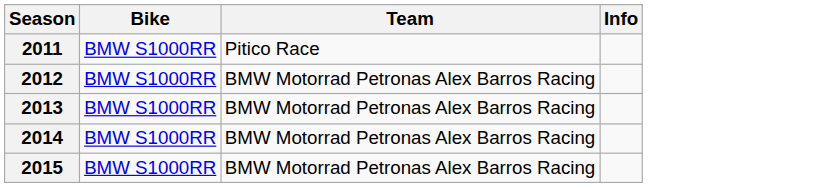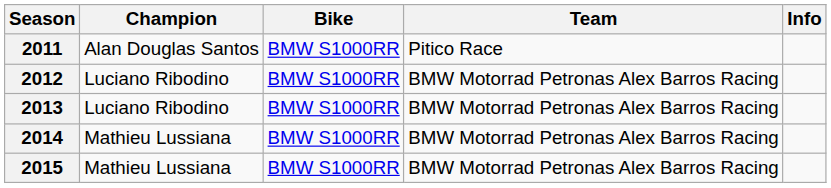+ column: (172, 19)
